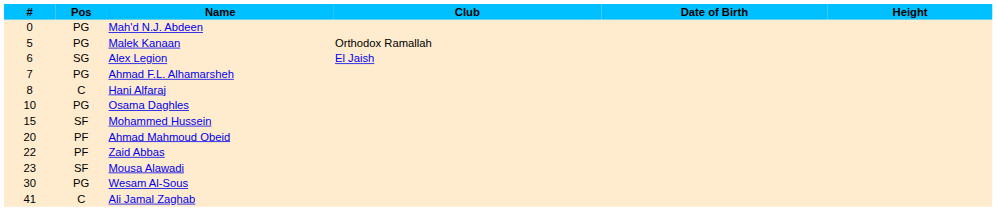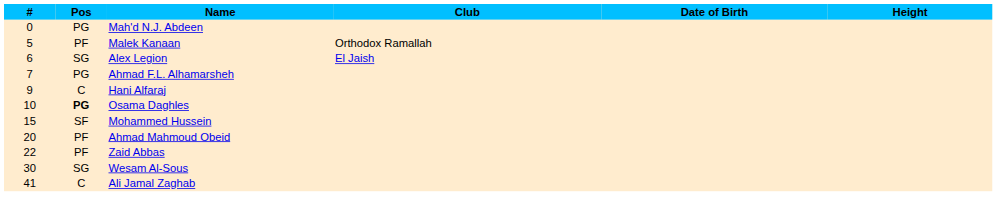(81, 43) PG -> (81, 43) PF
(30, 90) 8 -> (30, 90) 9
(81, 105) normal -> (81, 105) bold
- row: (146, 168)
(81, 183) PG -> (81, 168) SG
